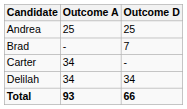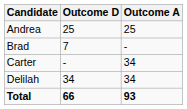columns swapped: (91, 12) <-> (152, 12)
